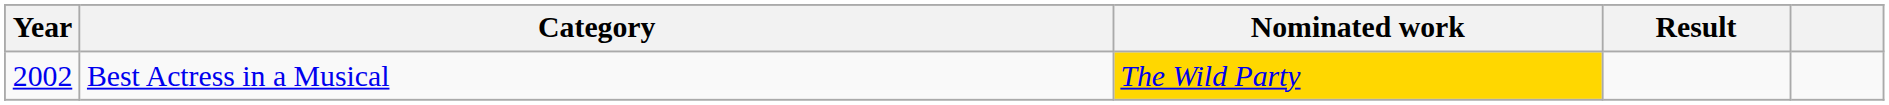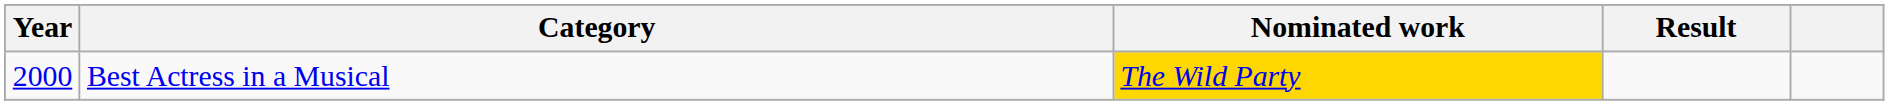(43, 75) 2002 -> (43, 75) 2000
